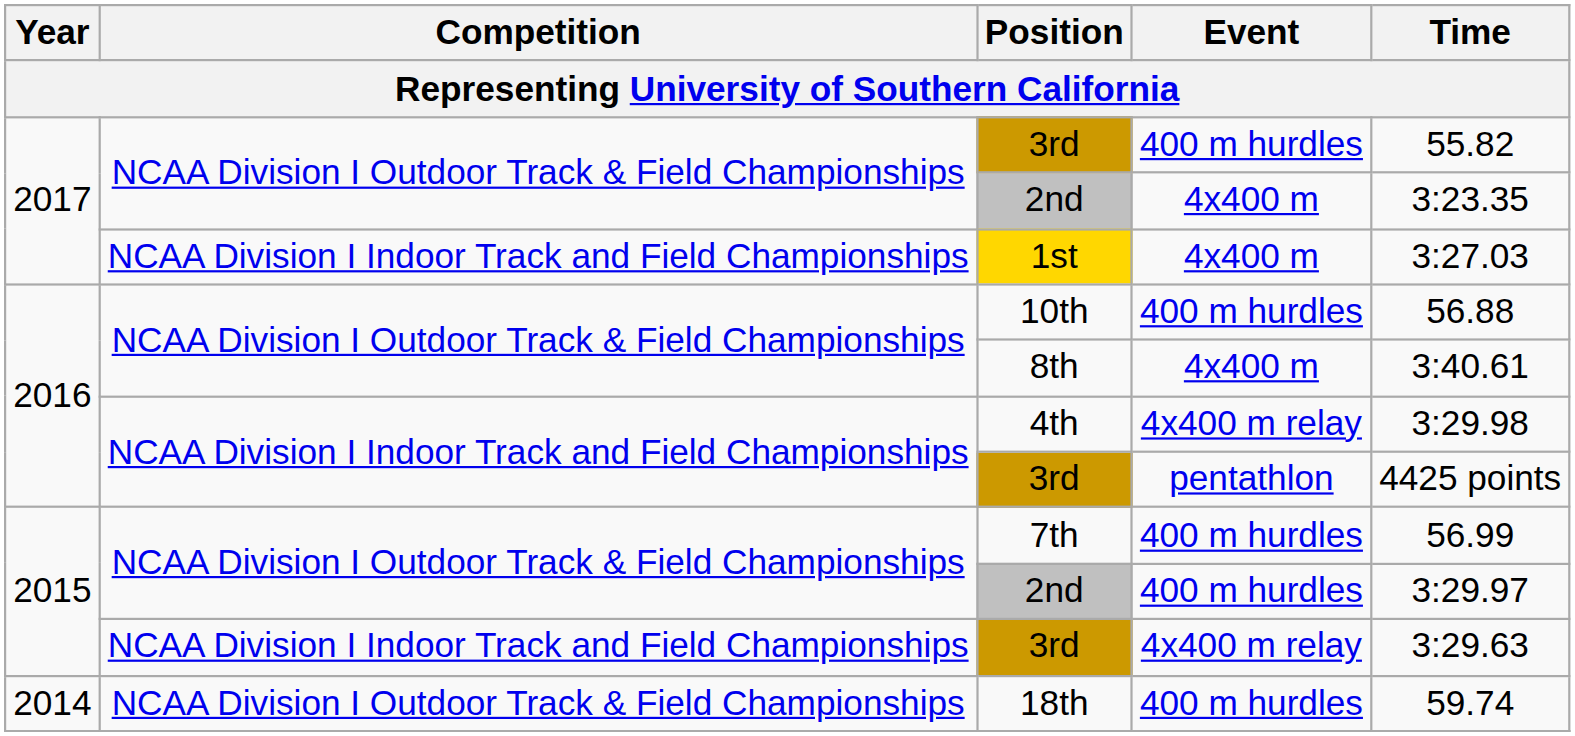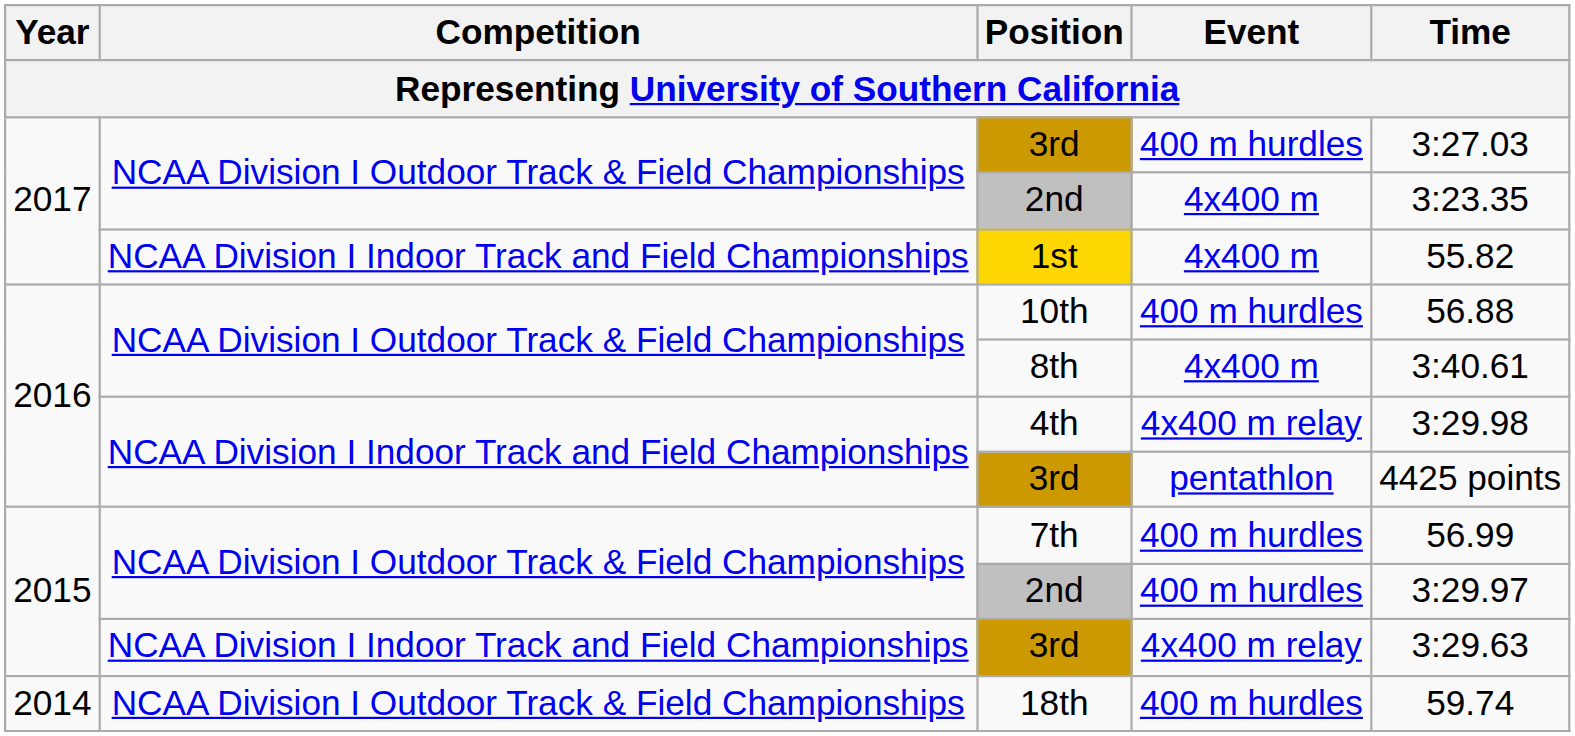(1470, 144) 55.82 -> (1470, 144) 3:27.03
(1470, 255) 3:27.03 -> (1470, 255) 55.82
